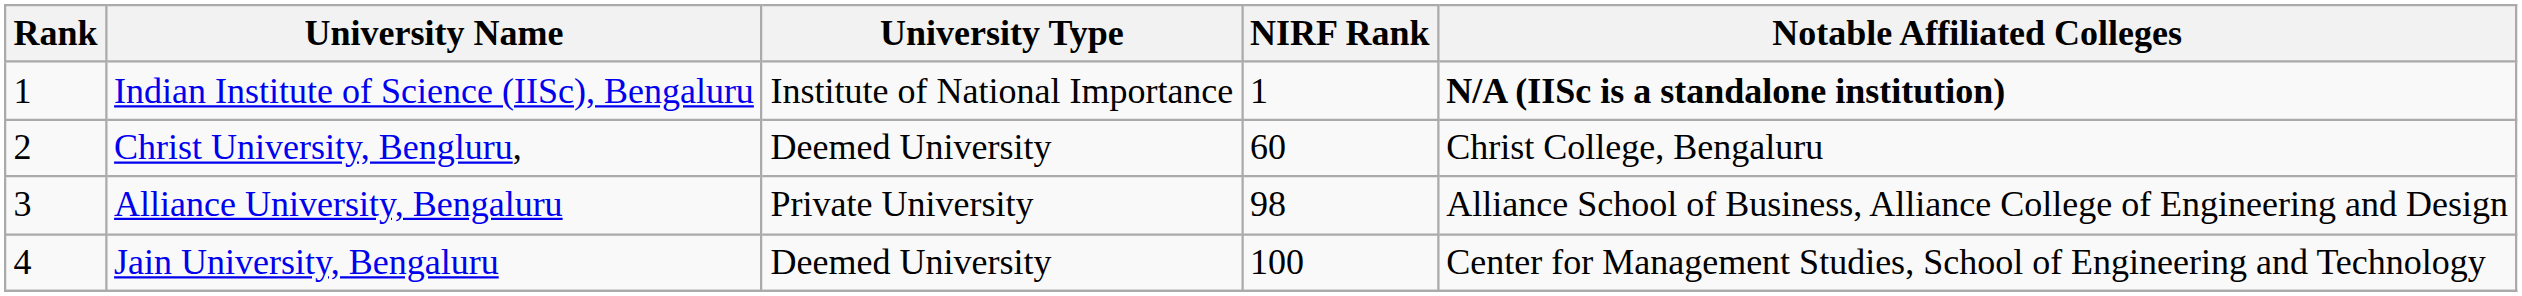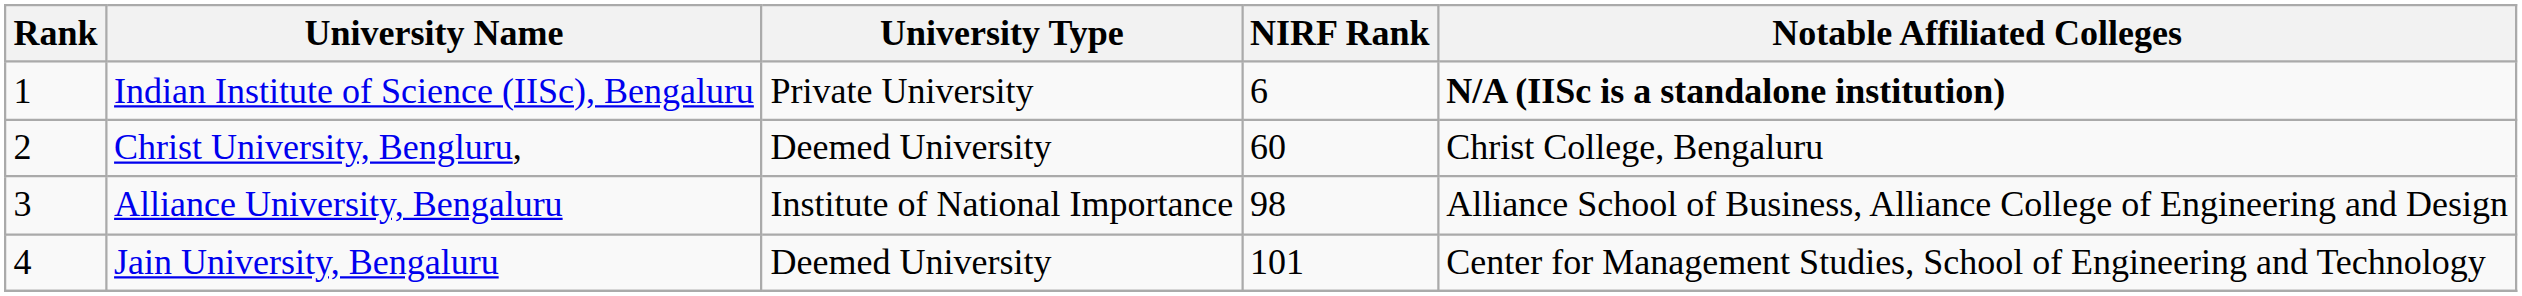(1002, 90) Institute of National Importance -> (902, 90) Private University
(1259, 90) 1 -> (1259, 90) 6
(902, 204) Private University -> (1002, 204) Institute of National Importance
(1277, 261) 100 -> (1277, 261) 101
